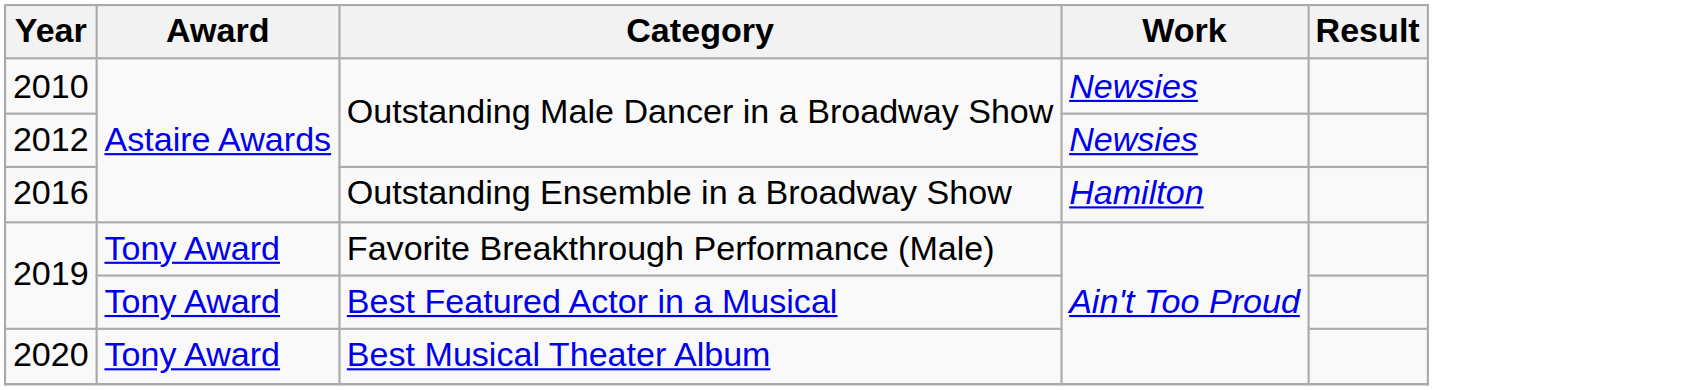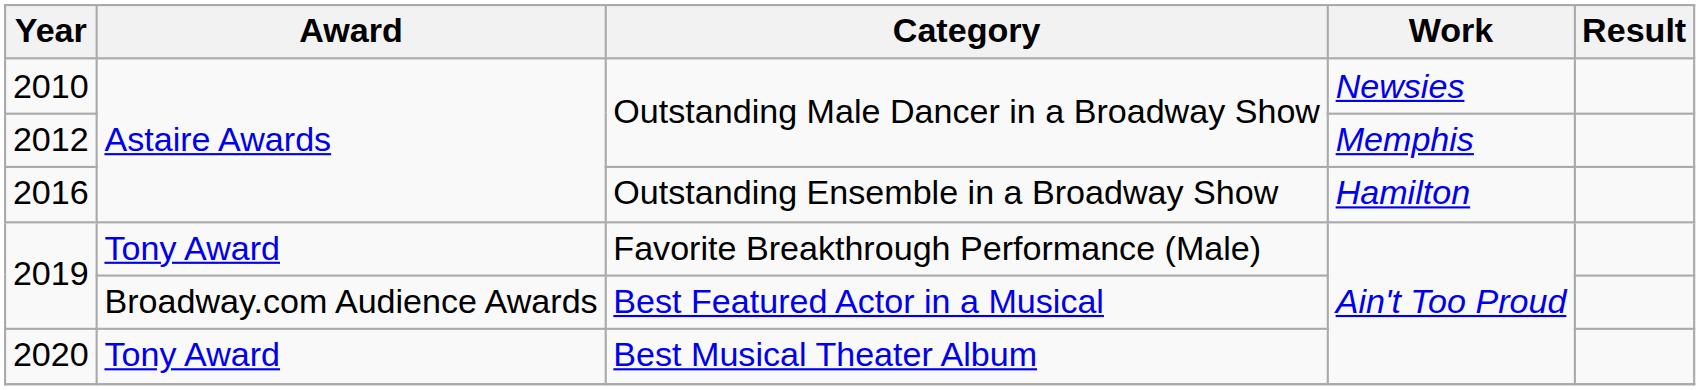(1134, 139) Newsies -> (1405, 139) Memphis
(192, 301) Tony Award -> (351, 301) Broadway.com Audience Awards
